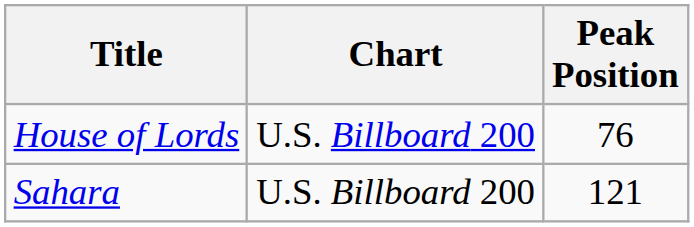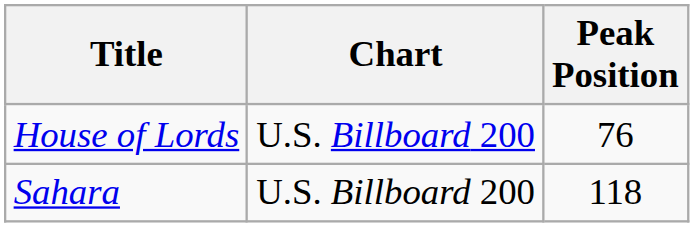(615, 191) 121 -> (615, 191) 118
